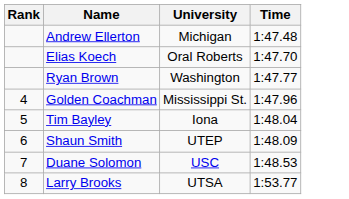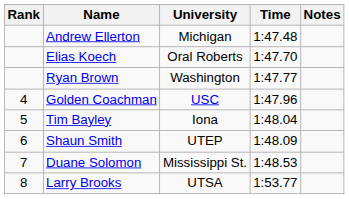+ column: (322, 15)
(205, 99) Mississippi St. -> (205, 99) USC
(205, 162) USC -> (205, 162) Mississippi St.
